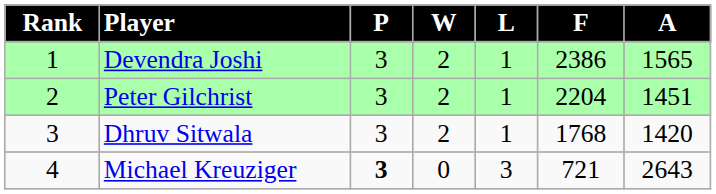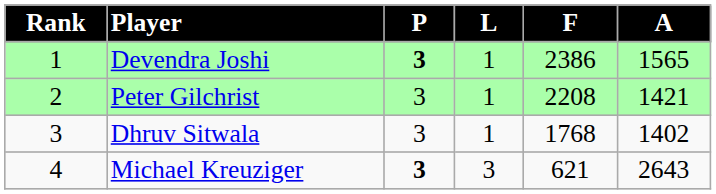- column: (444, 22)
(381, 59) normal -> (419, 59) bold
(581, 96) 2204 -> (570, 96) 2208
(667, 96) 1451 -> (664, 96) 1421
(667, 133) 1420 -> (664, 133) 1402
(581, 170) 721 -> (570, 170) 621
